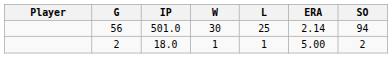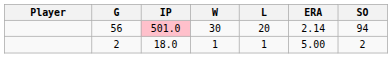(166, 29) no background -> (166, 29) pink background
(264, 29) 25 -> (264, 29) 20
